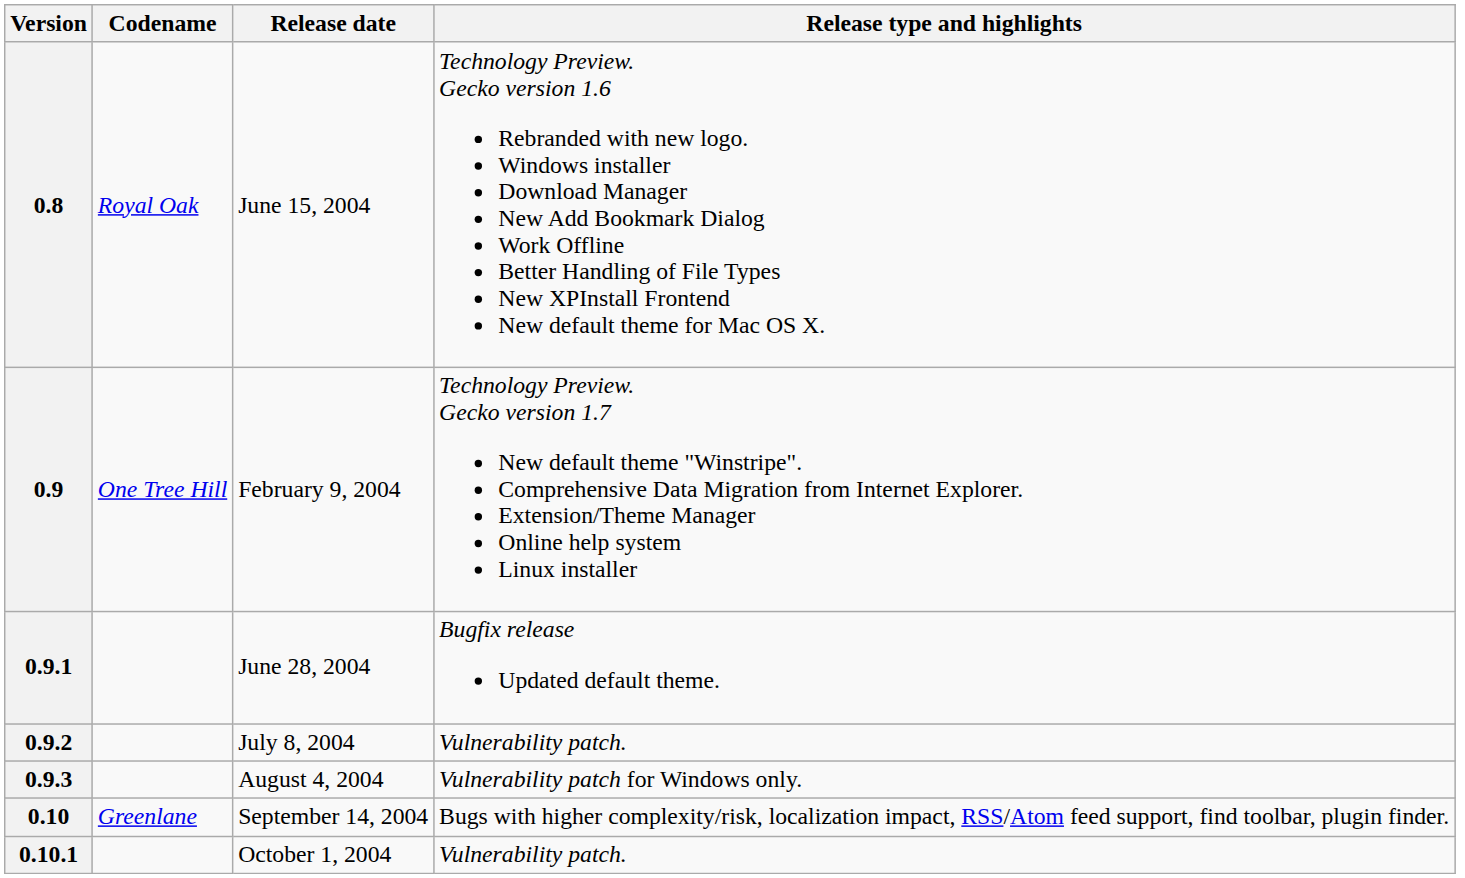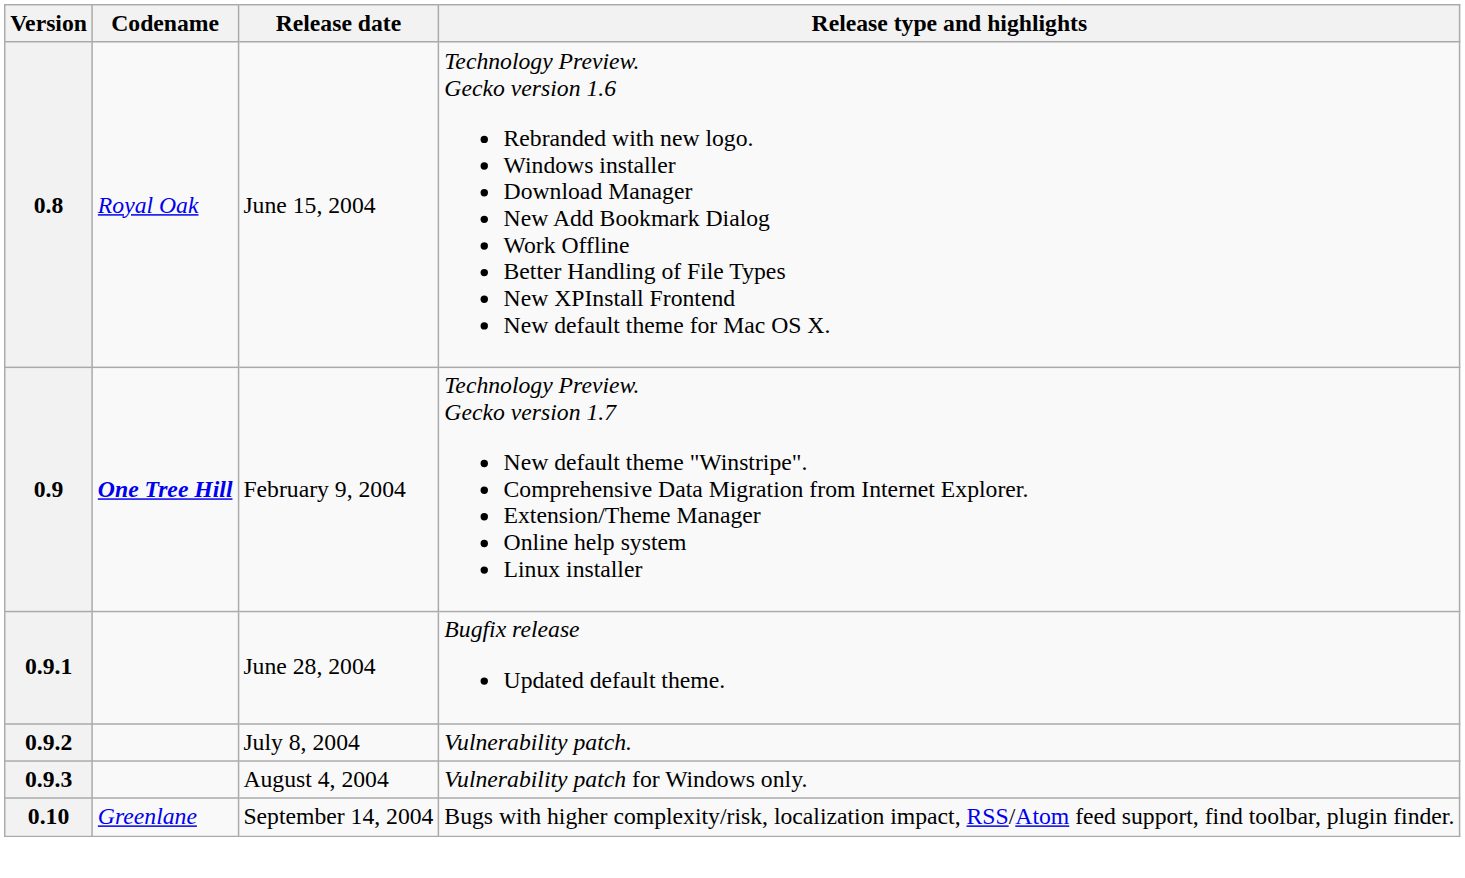(163, 489) normal -> (165, 489) bold
- row: (49, 854)
